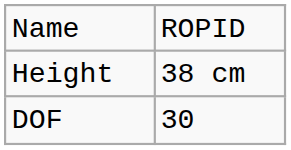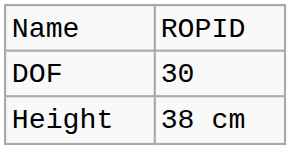rows swapped: (80, 74) <-> (54, 120)
